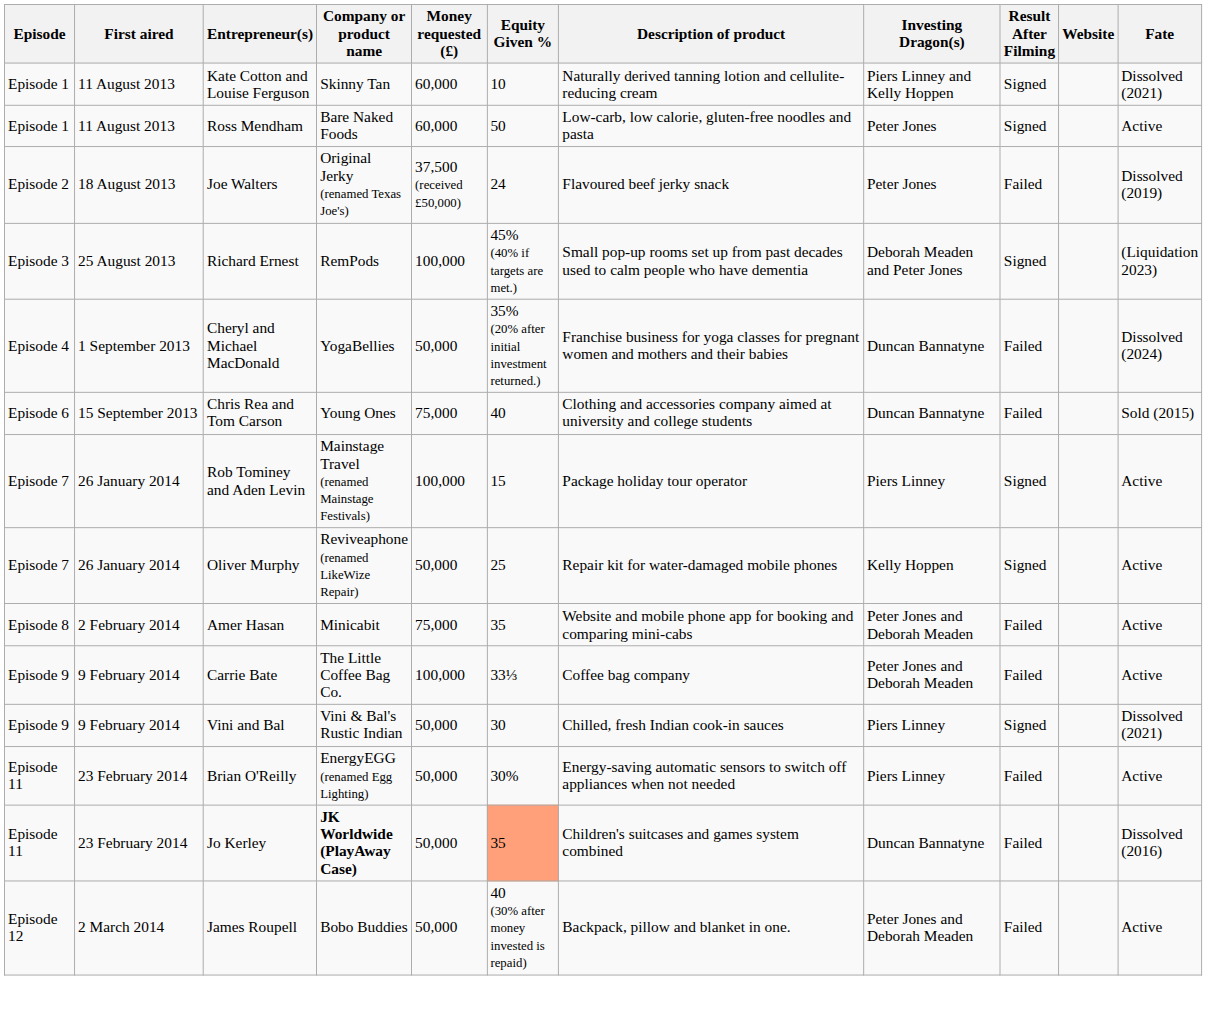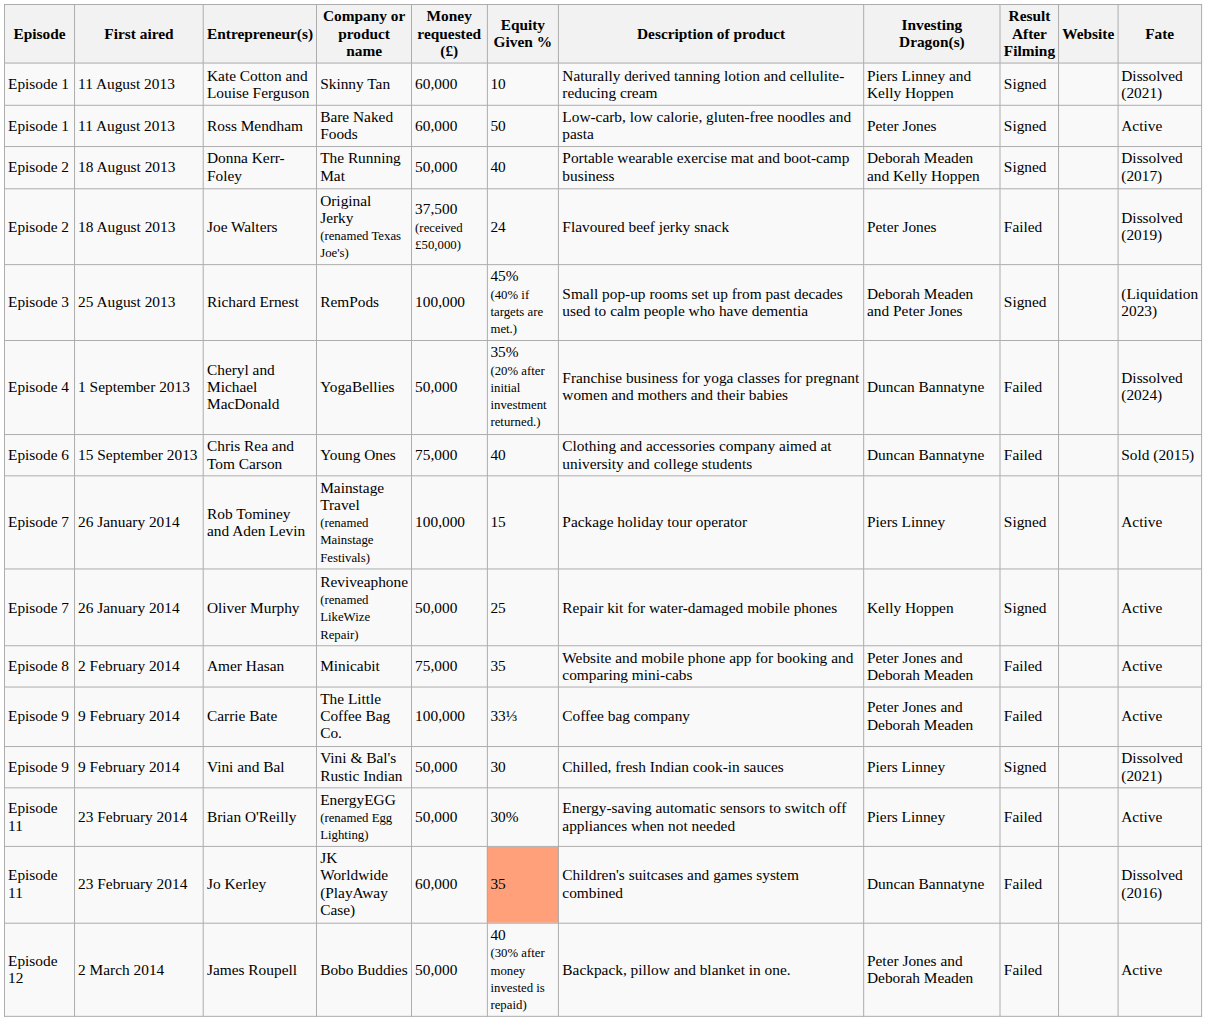+ row: (246, 167)
(356, 843) bold -> (354, 884) normal
(436, 843) 50,000 -> (436, 884) 60,000
